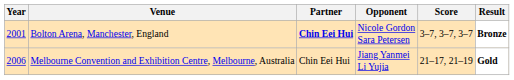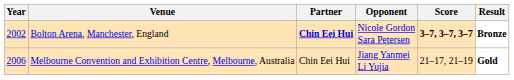(16, 34) 2001 -> (16, 34) 2002
(446, 34) normal -> (446, 34) bold
